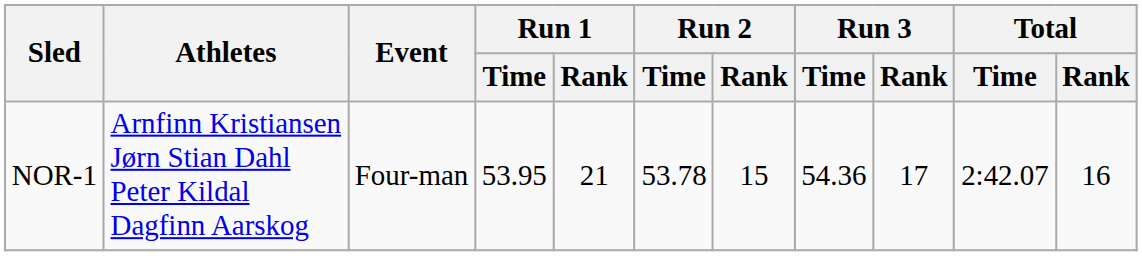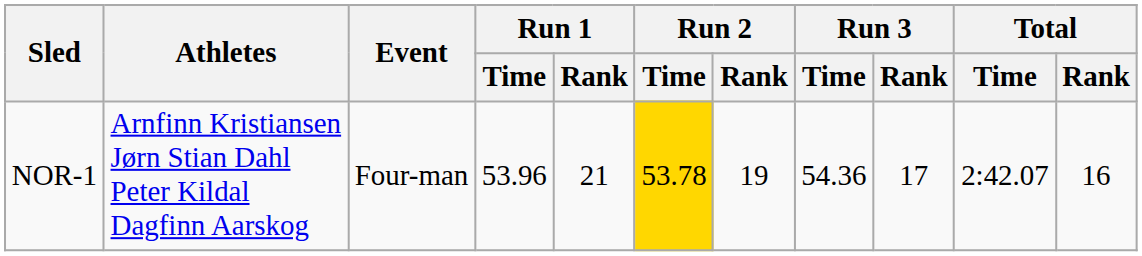(514, 175) 53.95 -> (514, 175) 53.96
(674, 175) no background -> (674, 175) gold background
(754, 175) 15 -> (754, 175) 19
